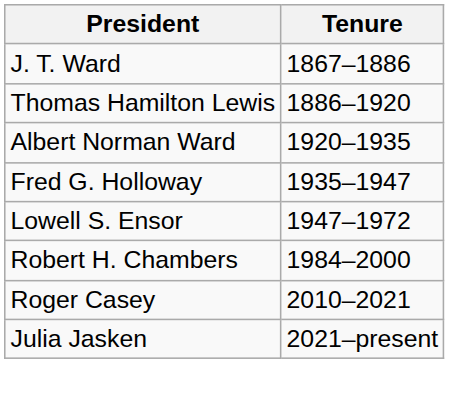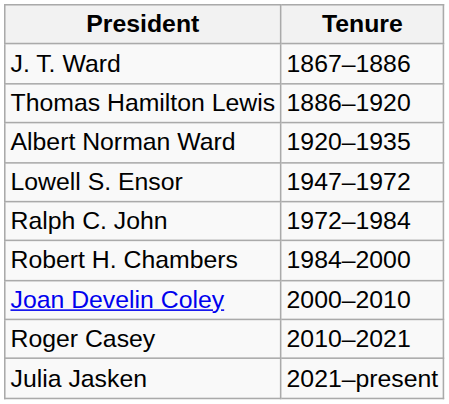- row: (106, 181)
+ row: (89, 220)
+ row: (117, 299)
